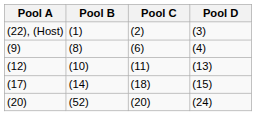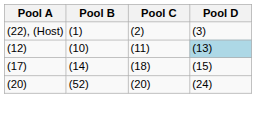- row: (14, 48)
(202, 66) no background -> (202, 48) lightblue background
